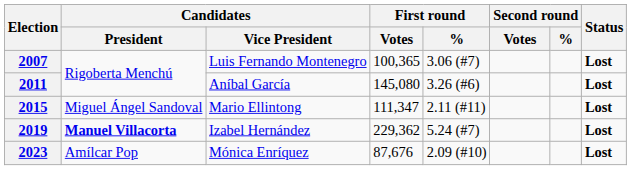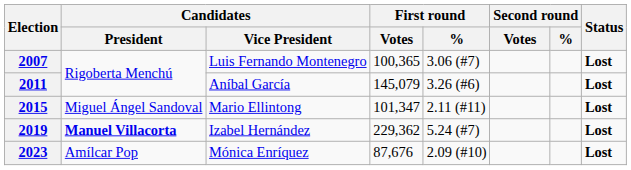(397, 84) 145,080 -> (397, 84) 145,079
(396, 107) 111,347 -> (397, 107) 101,347
